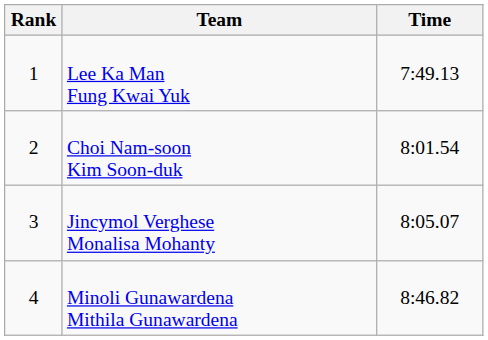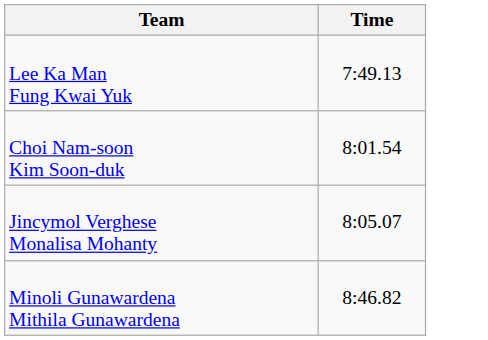- column: (33, 19)
